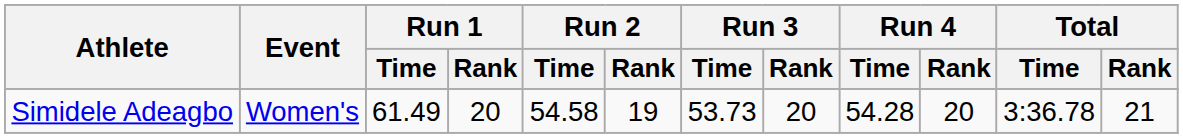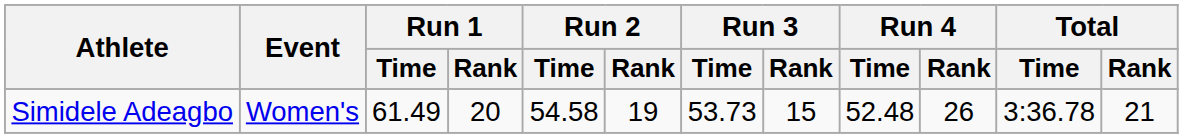(801, 112) 20 -> (801, 112) 15
(880, 112) 54.28 -> (880, 112) 52.48
(959, 112) 20 -> (959, 112) 26
